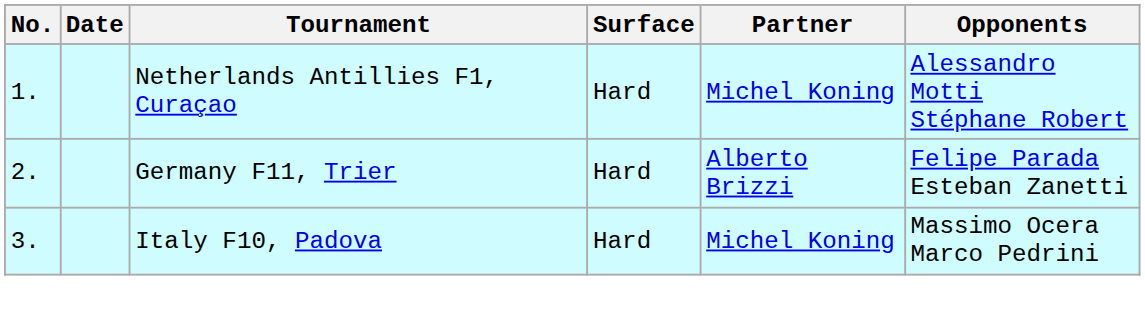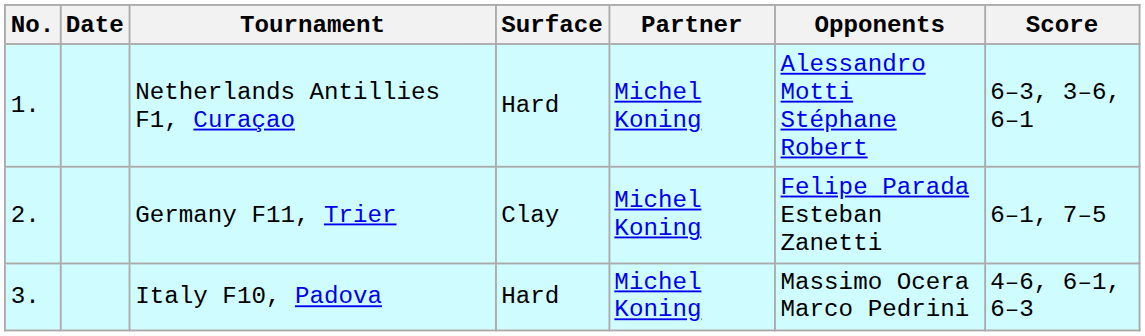+ column: (1062, 25)
(622, 173) Hard -> (530, 215) Clay
(757, 173) Alberto Brizzi -> (658, 215) Michel Koning
